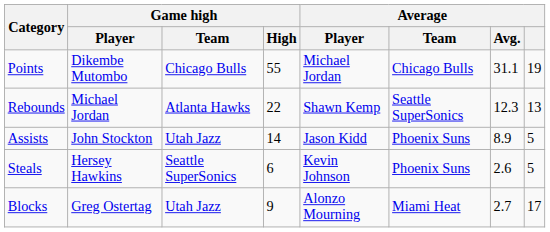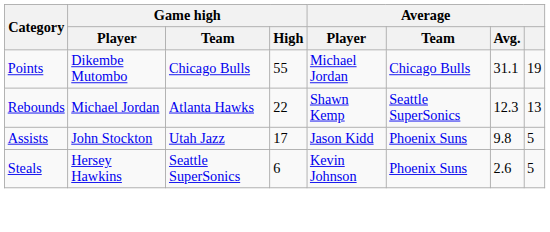(274, 138) 14 -> (280, 138) 17
(502, 138) 8.9 -> (502, 138) 9.8
- row: (28, 207)
